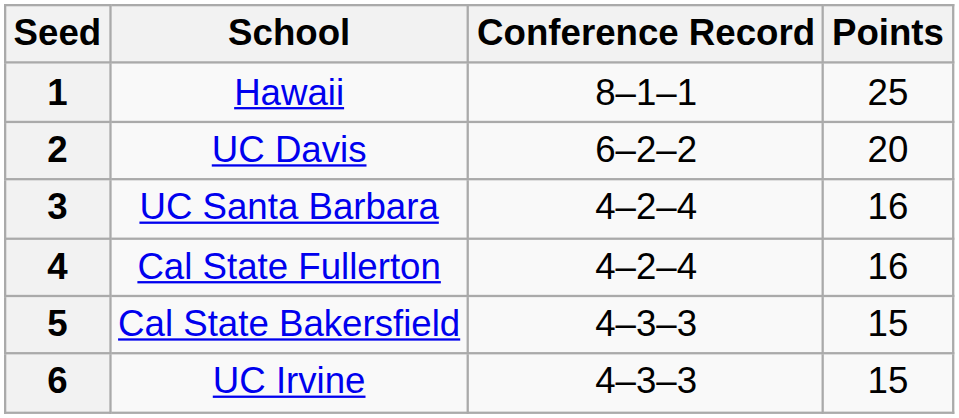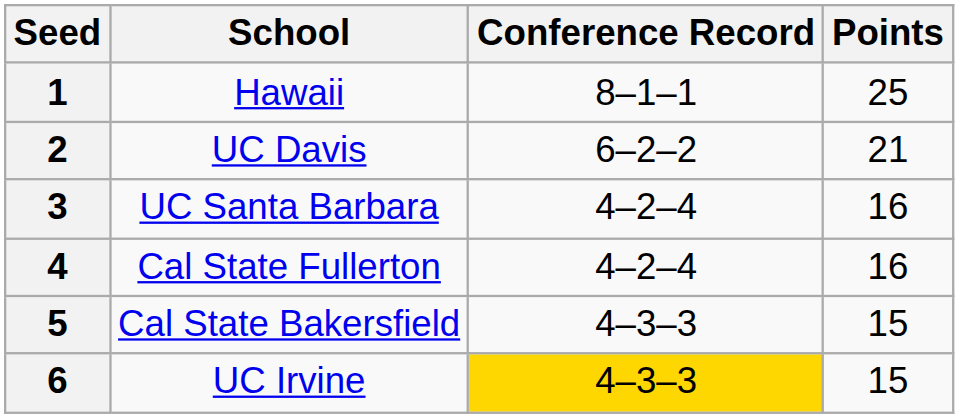(888, 149) 20 -> (888, 149) 21
(646, 382) no background -> (646, 382) gold background
